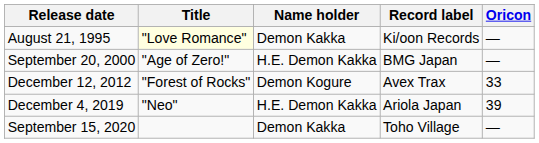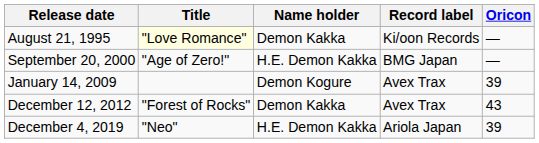+ row: (62, 82)
(304, 82) Demon Kogure -> (301, 104) Demon Kakka
(494, 82) 33 -> (494, 104) 43
- row: (71, 127)
